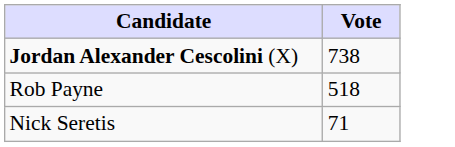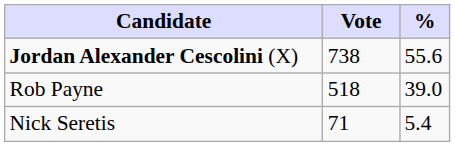+ column: (425, 21)
